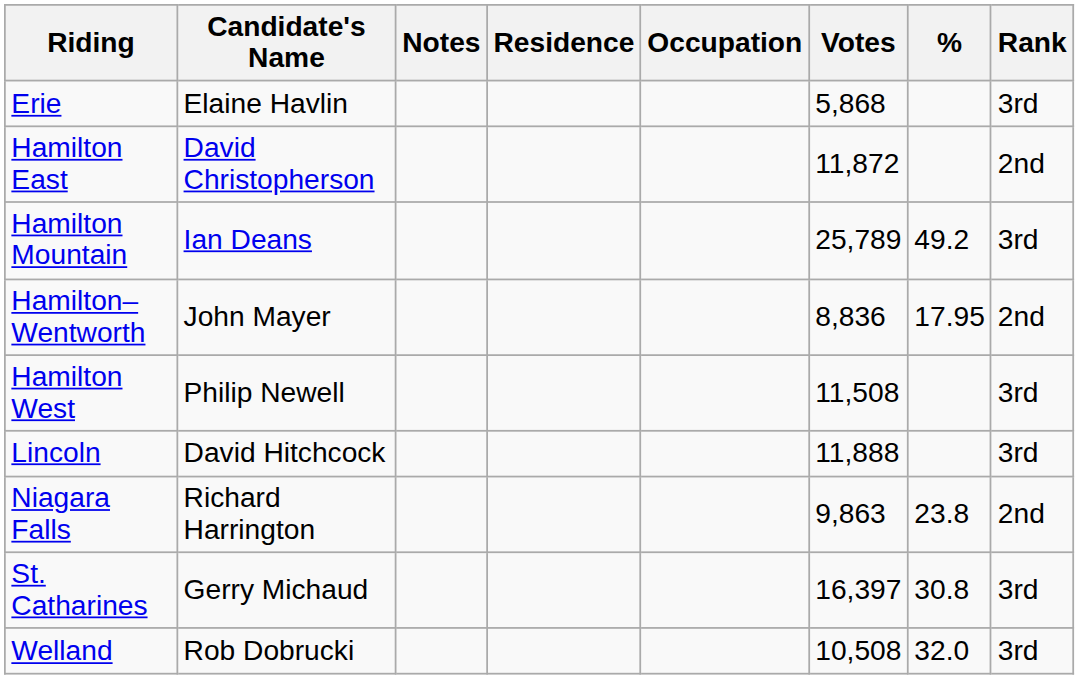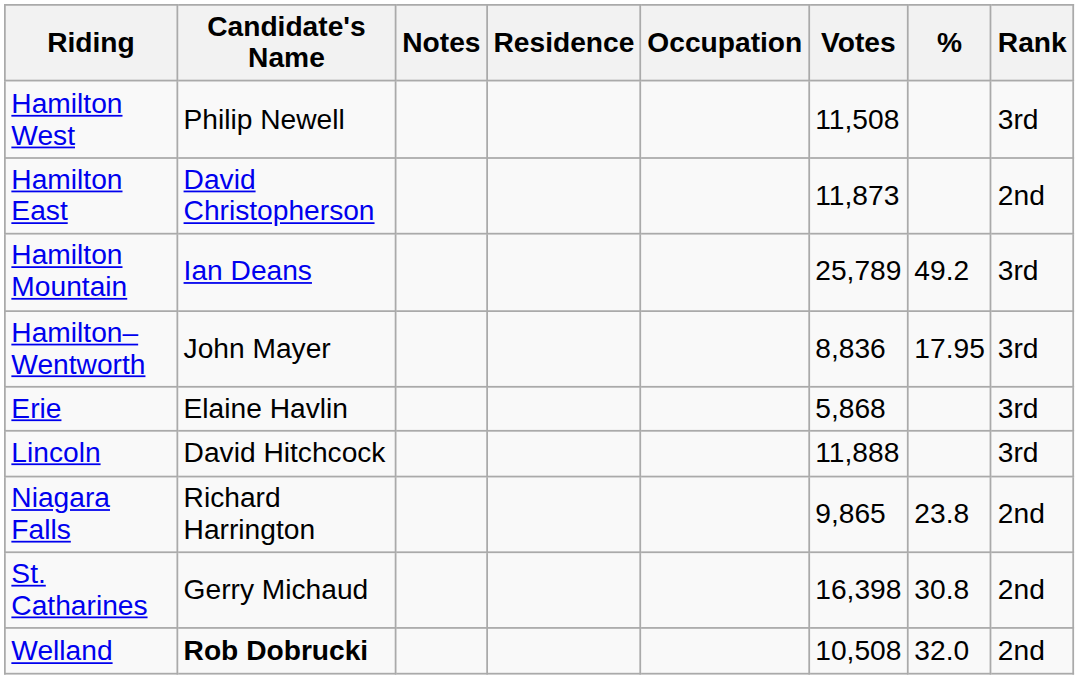rows swapped: (36, 103) <-> (67, 392)
(857, 163) 11,872 -> (857, 195) 11,873
(1021, 316) 2nd -> (1018, 348) 3rd
(850, 513) 9,863 -> (850, 513) 9,865
(858, 590) 16,397 -> (858, 590) 16,398
(1018, 590) 3rd -> (1021, 590) 2nd
(269, 650) normal -> (276, 650) bold
(1018, 650) 3rd -> (1021, 650) 2nd
